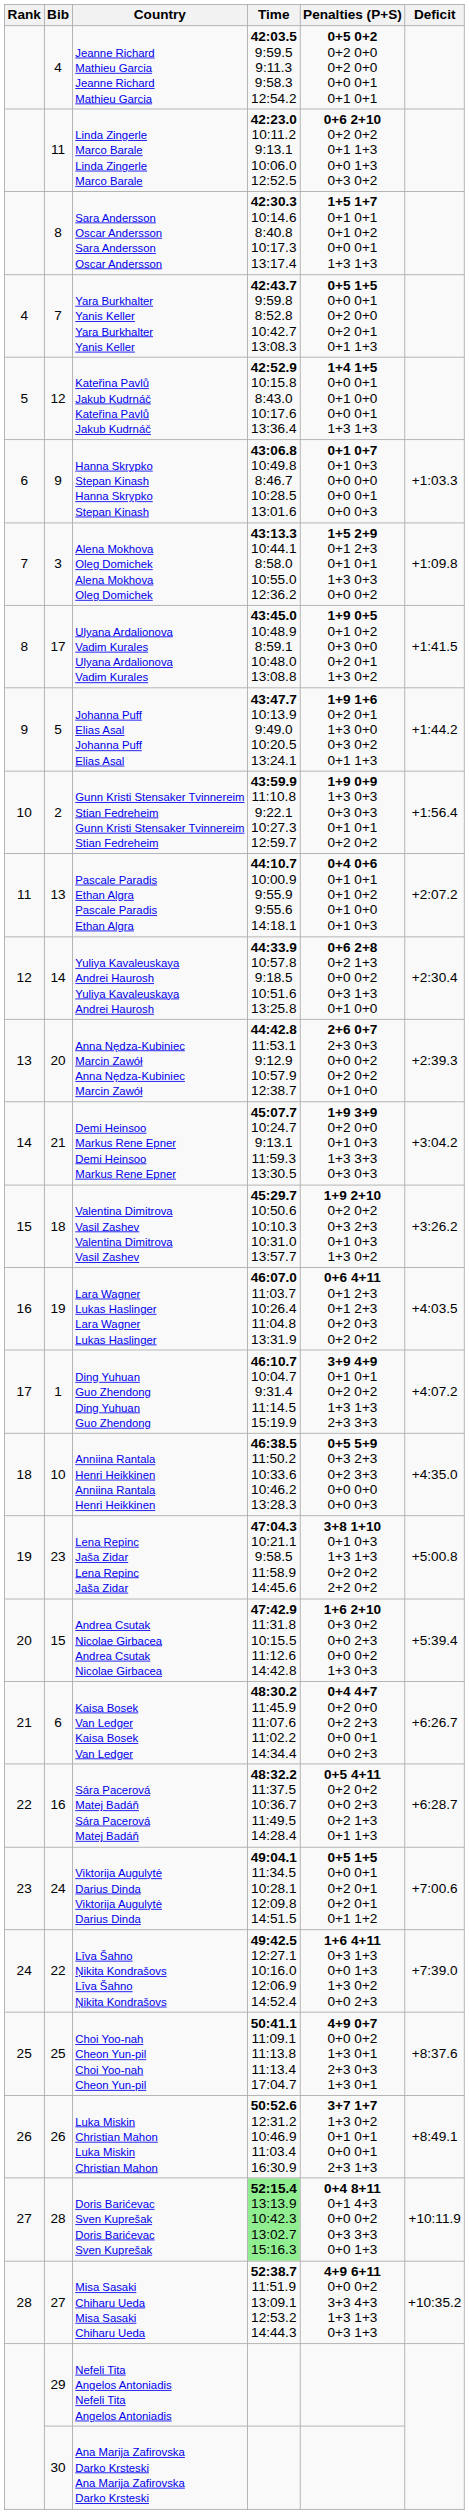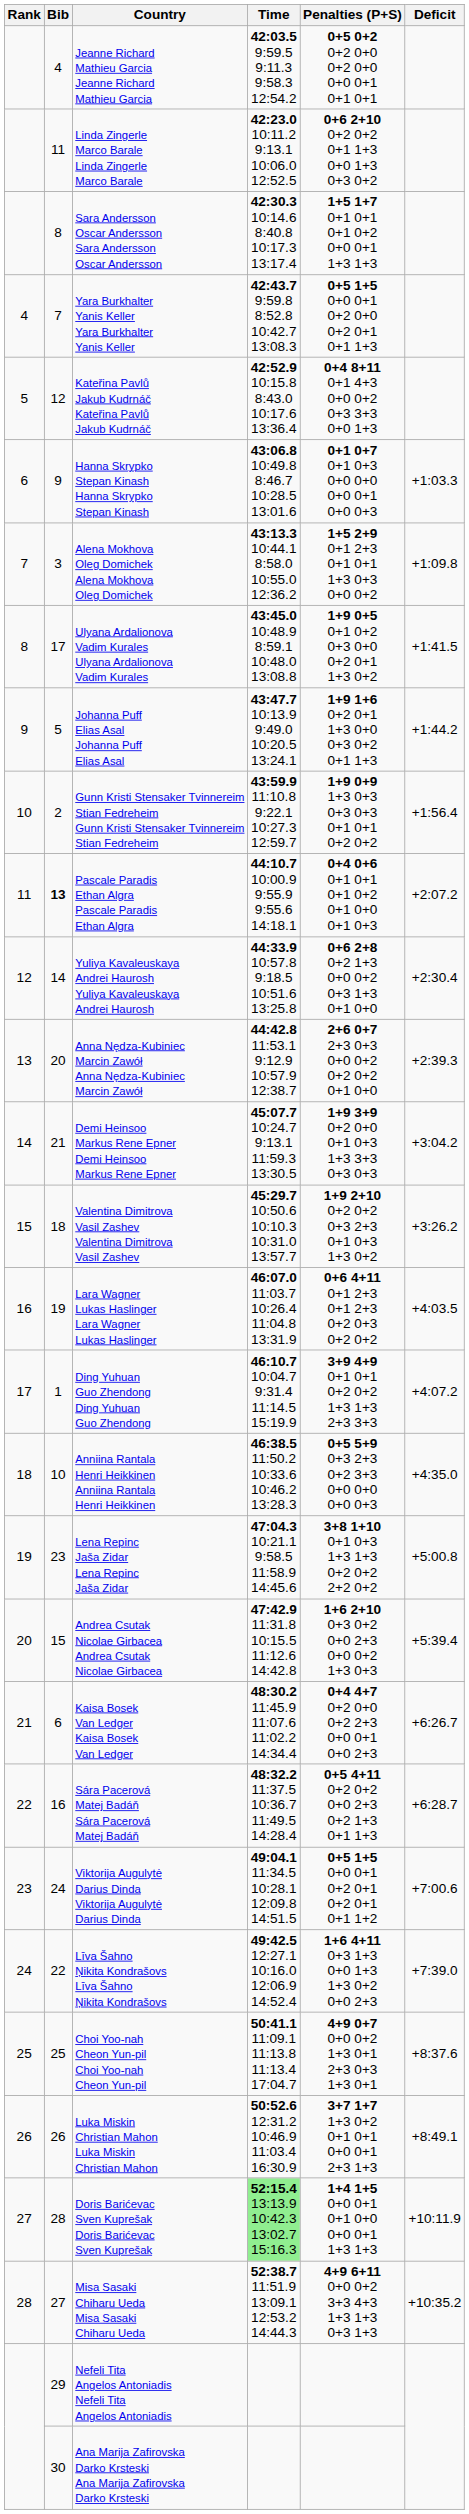(352, 398) 1+4 1+5 0+0 0+1 0+1 0+0 0+0 0+1 1+3 1+3 -> (352, 398) 0+4 8+11 0+1 4+3 0+0 0+2 0+3 3+3 0+0 1+3
(58, 895) normal -> (58, 895) bold
(352, 2219) 0+4 8+11 0+1 4+3 0+0 0+2 0+3 3+3 0+0 1+3 -> (352, 2219) 1+4 1+5 0+0 0+1 0+1 0+0 0+0 0+1 1+3 1+3
